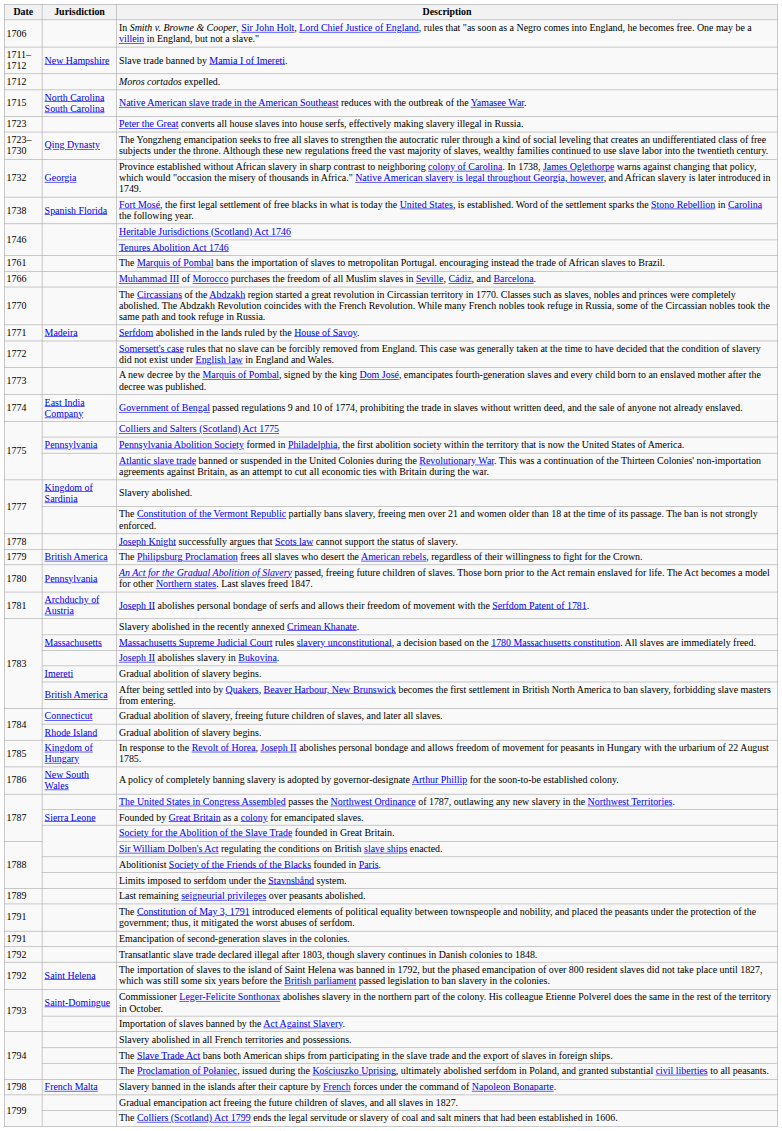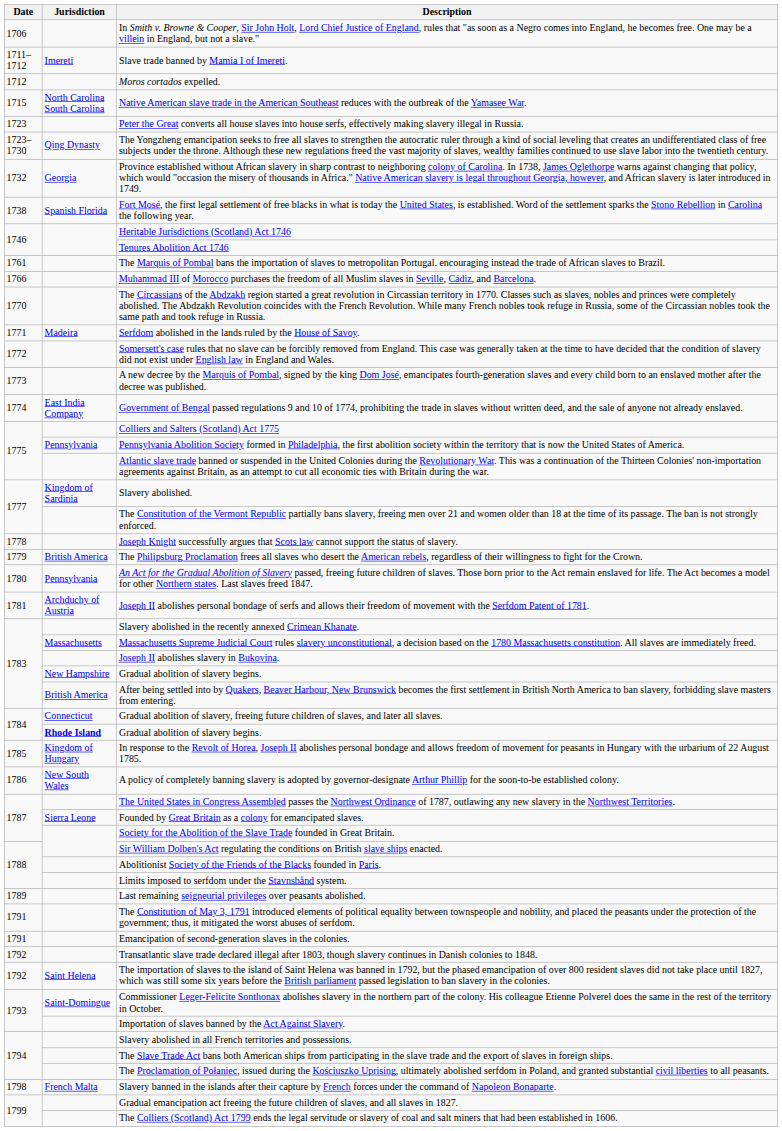(77, 60) New Hampshire -> (59, 60) Imereti
(59, 674) Imereti -> (77, 674) New Hampshire
(71, 732) normal -> (73, 732) bold
